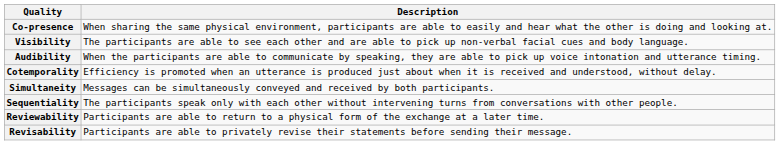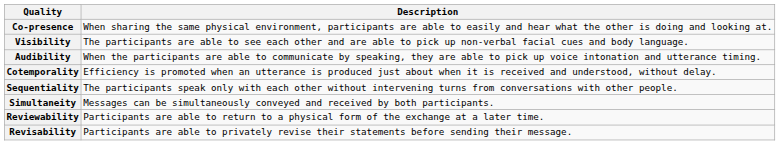rows swapped: (43, 87) <-> (43, 102)
